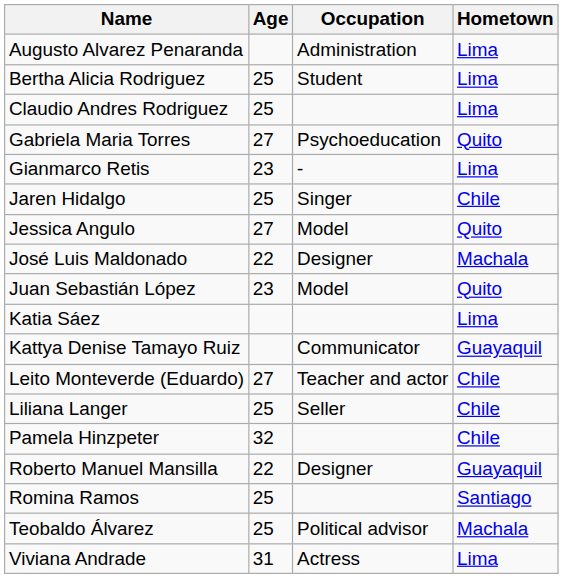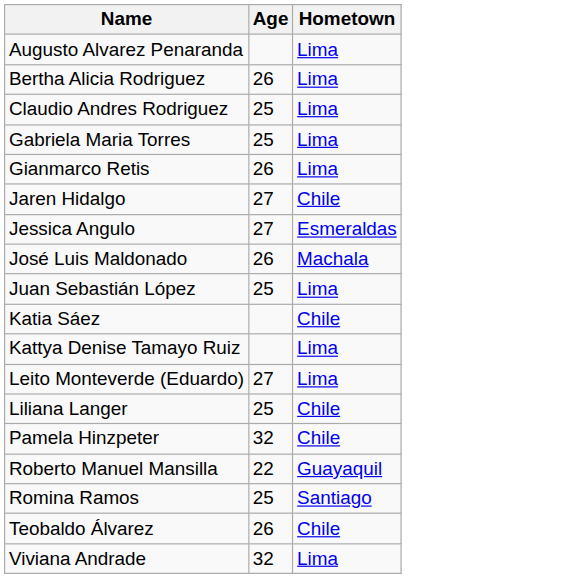- column: (373, 19)
(263, 79) 25 -> (263, 79) 26
(263, 139) 27 -> (263, 139) 25
(480, 139) Quito -> (318, 139) Lima
(263, 169) 23 -> (263, 169) 26
(263, 199) 25 -> (263, 199) 27
(480, 229) Quito -> (347, 229) Esmeraldas
(263, 259) 22 -> (263, 259) 26
(263, 288) 23 -> (263, 288) 25
(480, 288) Quito -> (318, 288) Lima
(477, 318) Lima -> (319, 318) Chile
(499, 348) Guayaquil -> (318, 348) Lima
(478, 378) Chile -> (318, 378) Lima
(263, 528) 25 -> (263, 528) 26
(493, 528) Machala -> (319, 528) Chile
(263, 558) 31 -> (263, 558) 32
